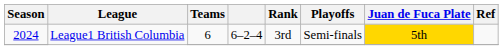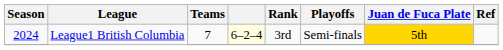(208, 34) 6 -> (208, 34) 7
(247, 34) no background -> (247, 34) lightyellow background
